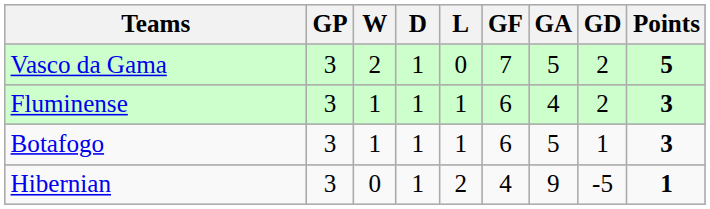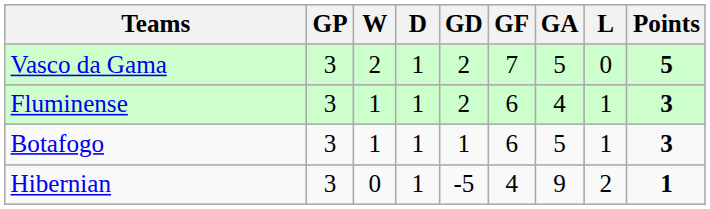columns swapped: (461, 24) <-> (603, 24)
